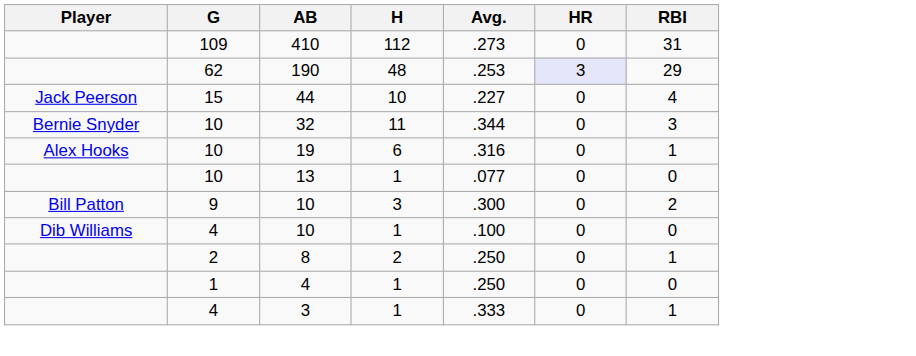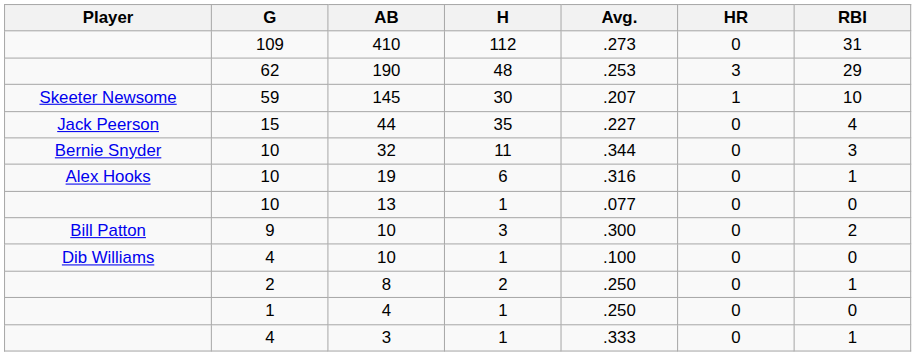(581, 71) lavender background -> (736, 71) no background
+ row: (270, 97)
(397, 97) 10 -> (503, 124) 35
